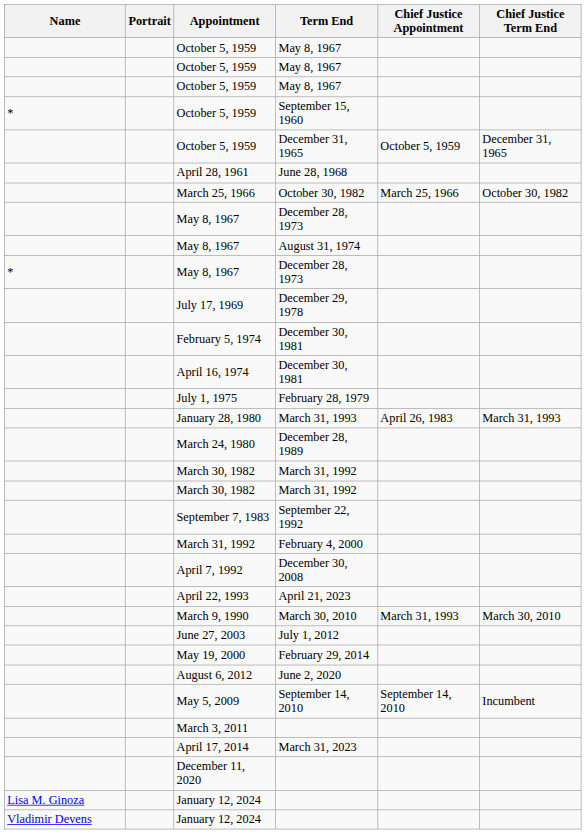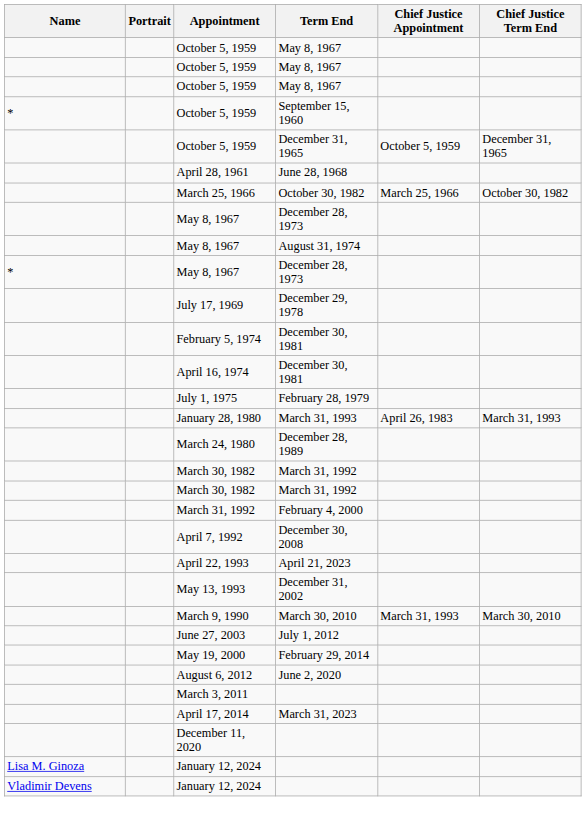- row: (223, 517)
+ row: (211, 589)
- row: (208, 701)
